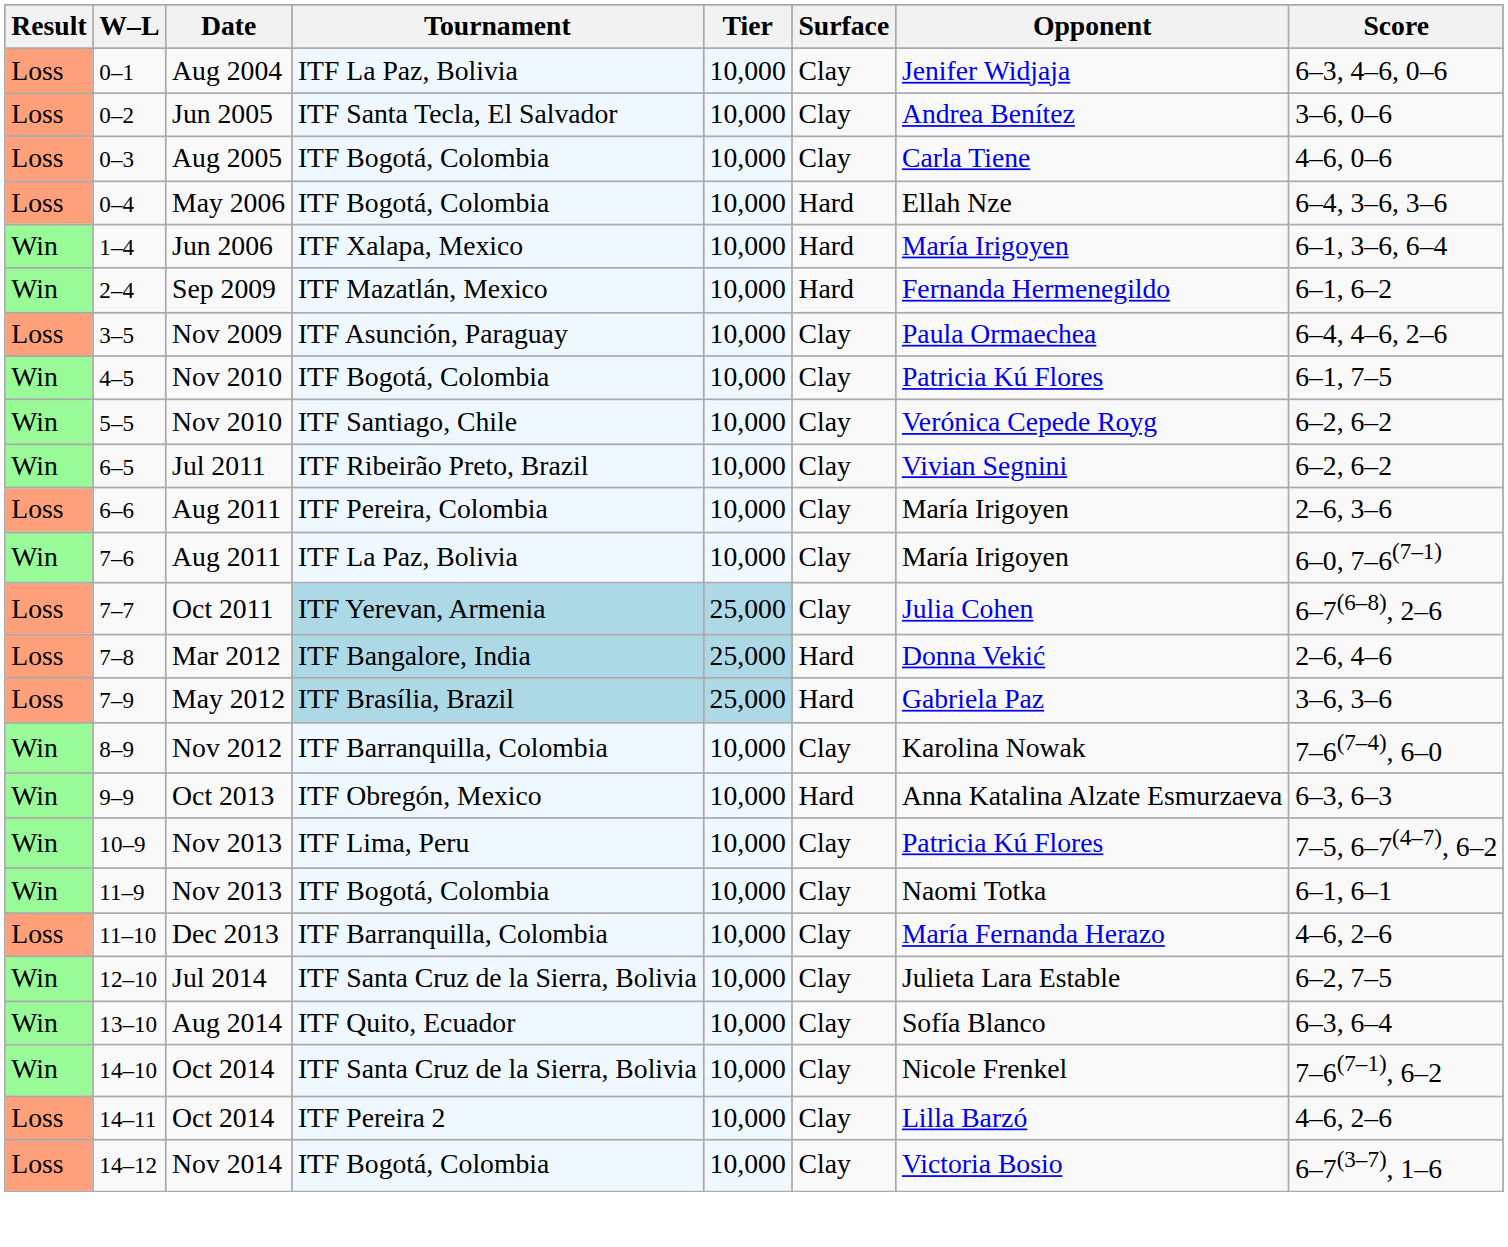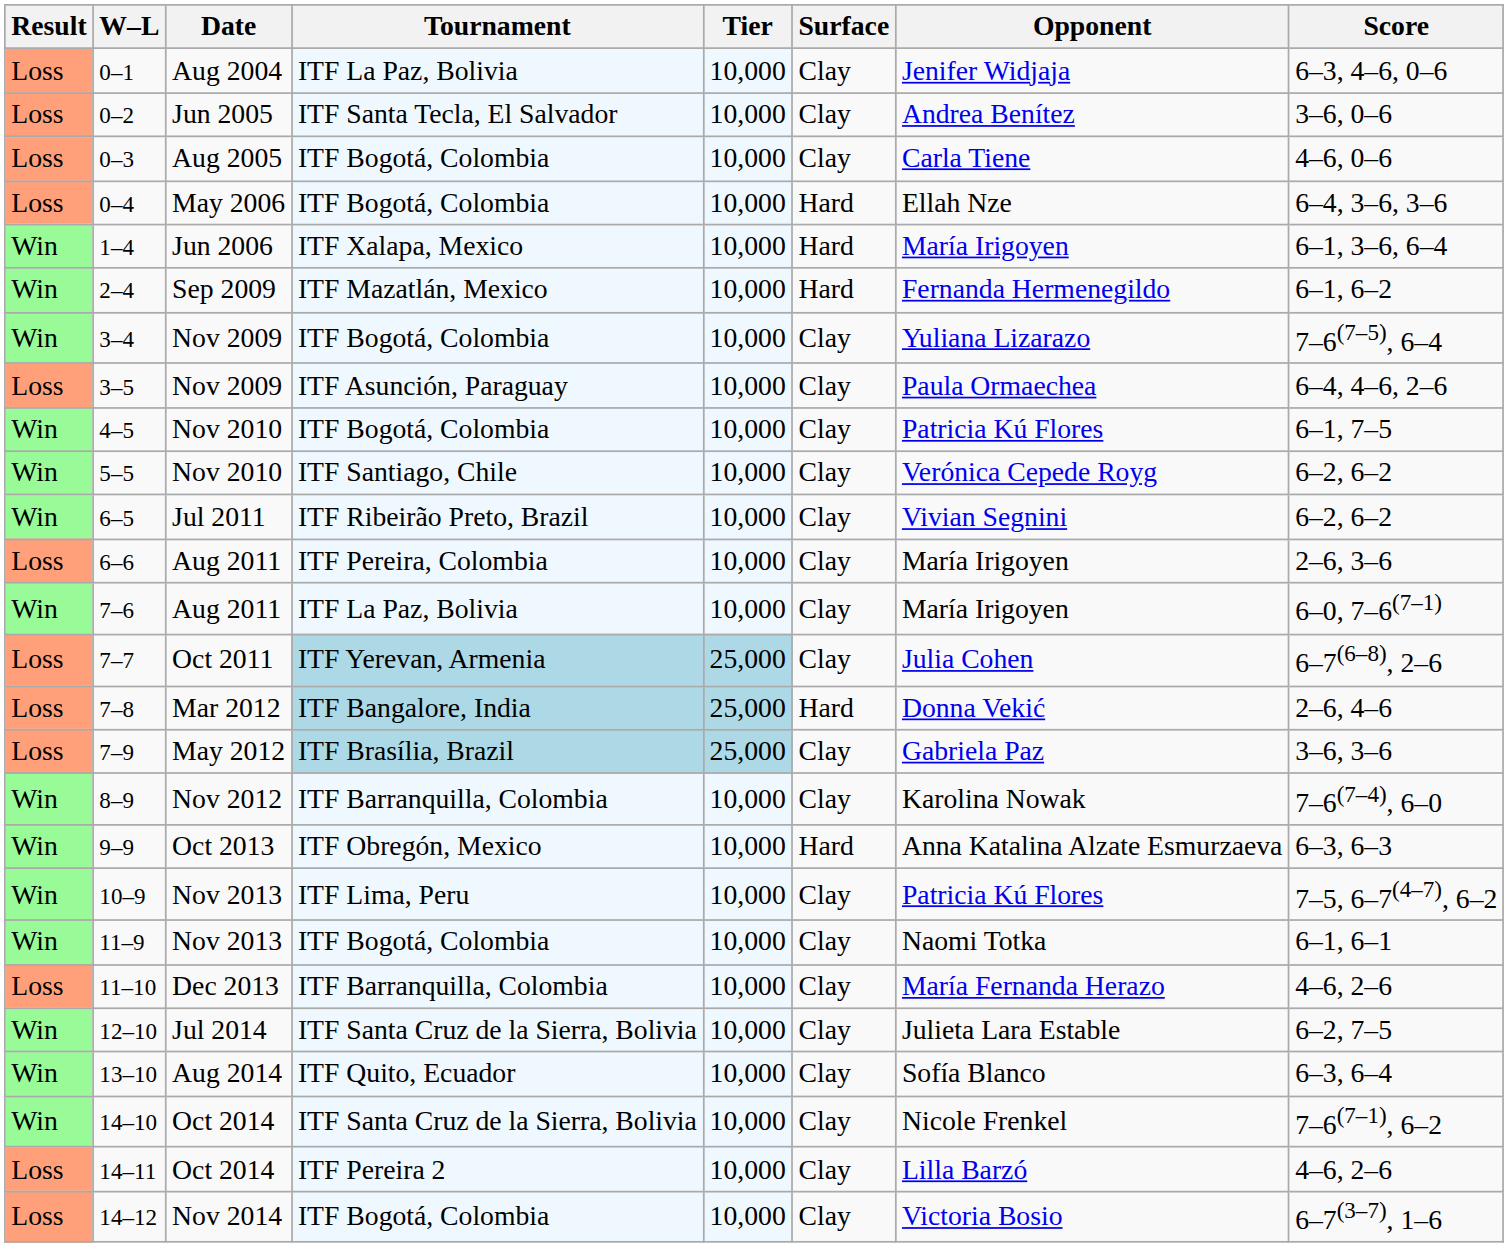+ row: (117, 339)
(826, 699) Hard -> (825, 751) Clay
